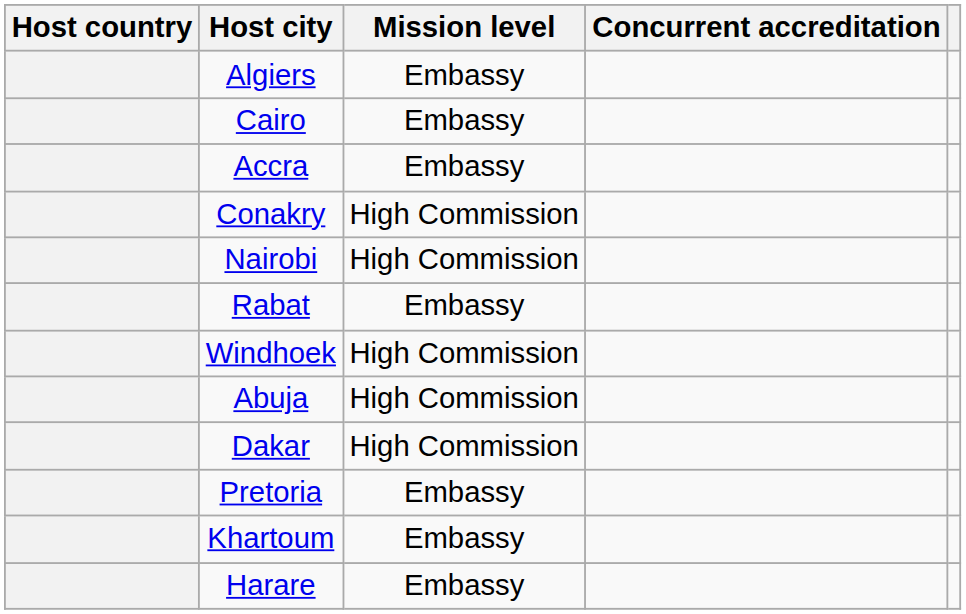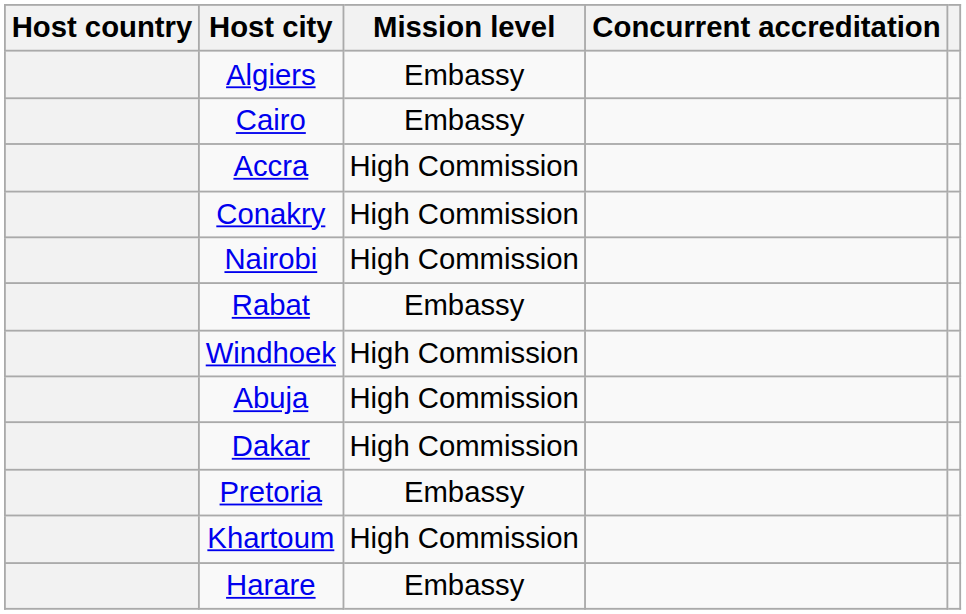(464, 167) Embassy -> (464, 167) High Commission
(464, 538) Embassy -> (464, 538) High Commission
